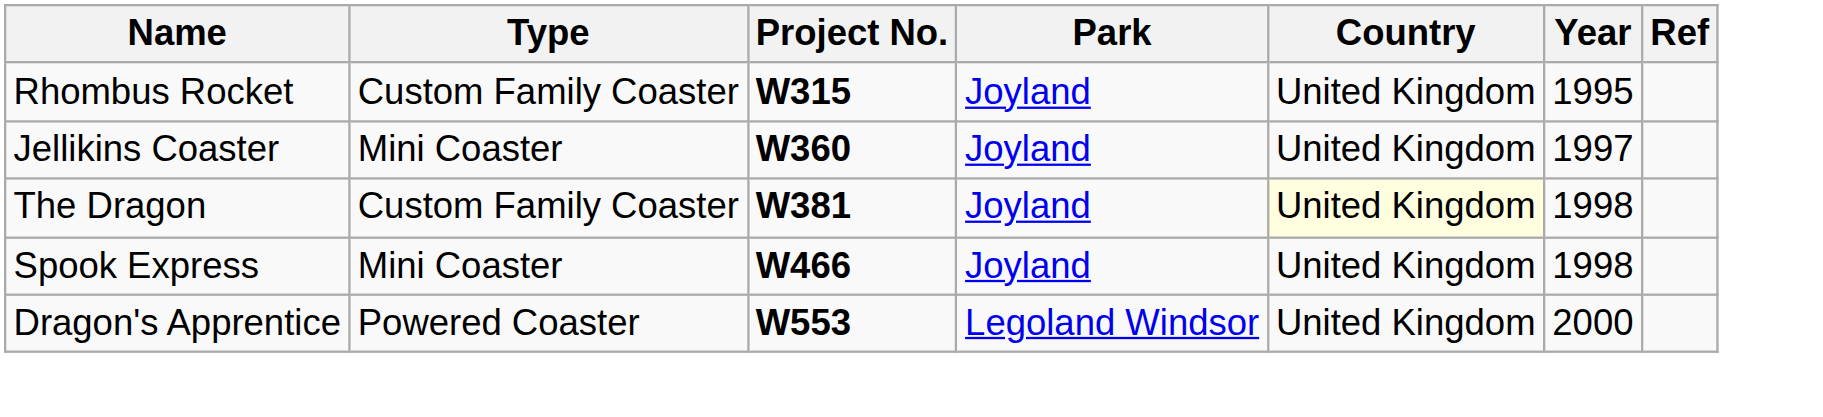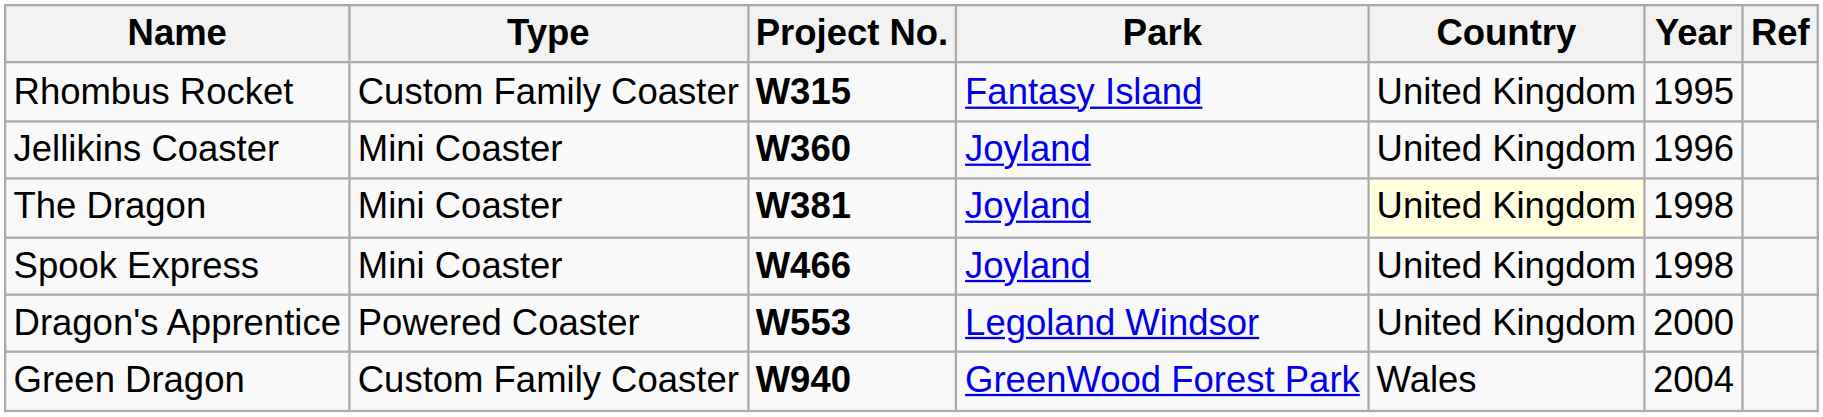(1028, 91) Joyland -> (1084, 91) Fantasy Island
(1593, 149) 1997 -> (1694, 149) 1996
(548, 206) Custom Family Coaster -> (460, 206) Mini Coaster
+ row: (129, 380)
